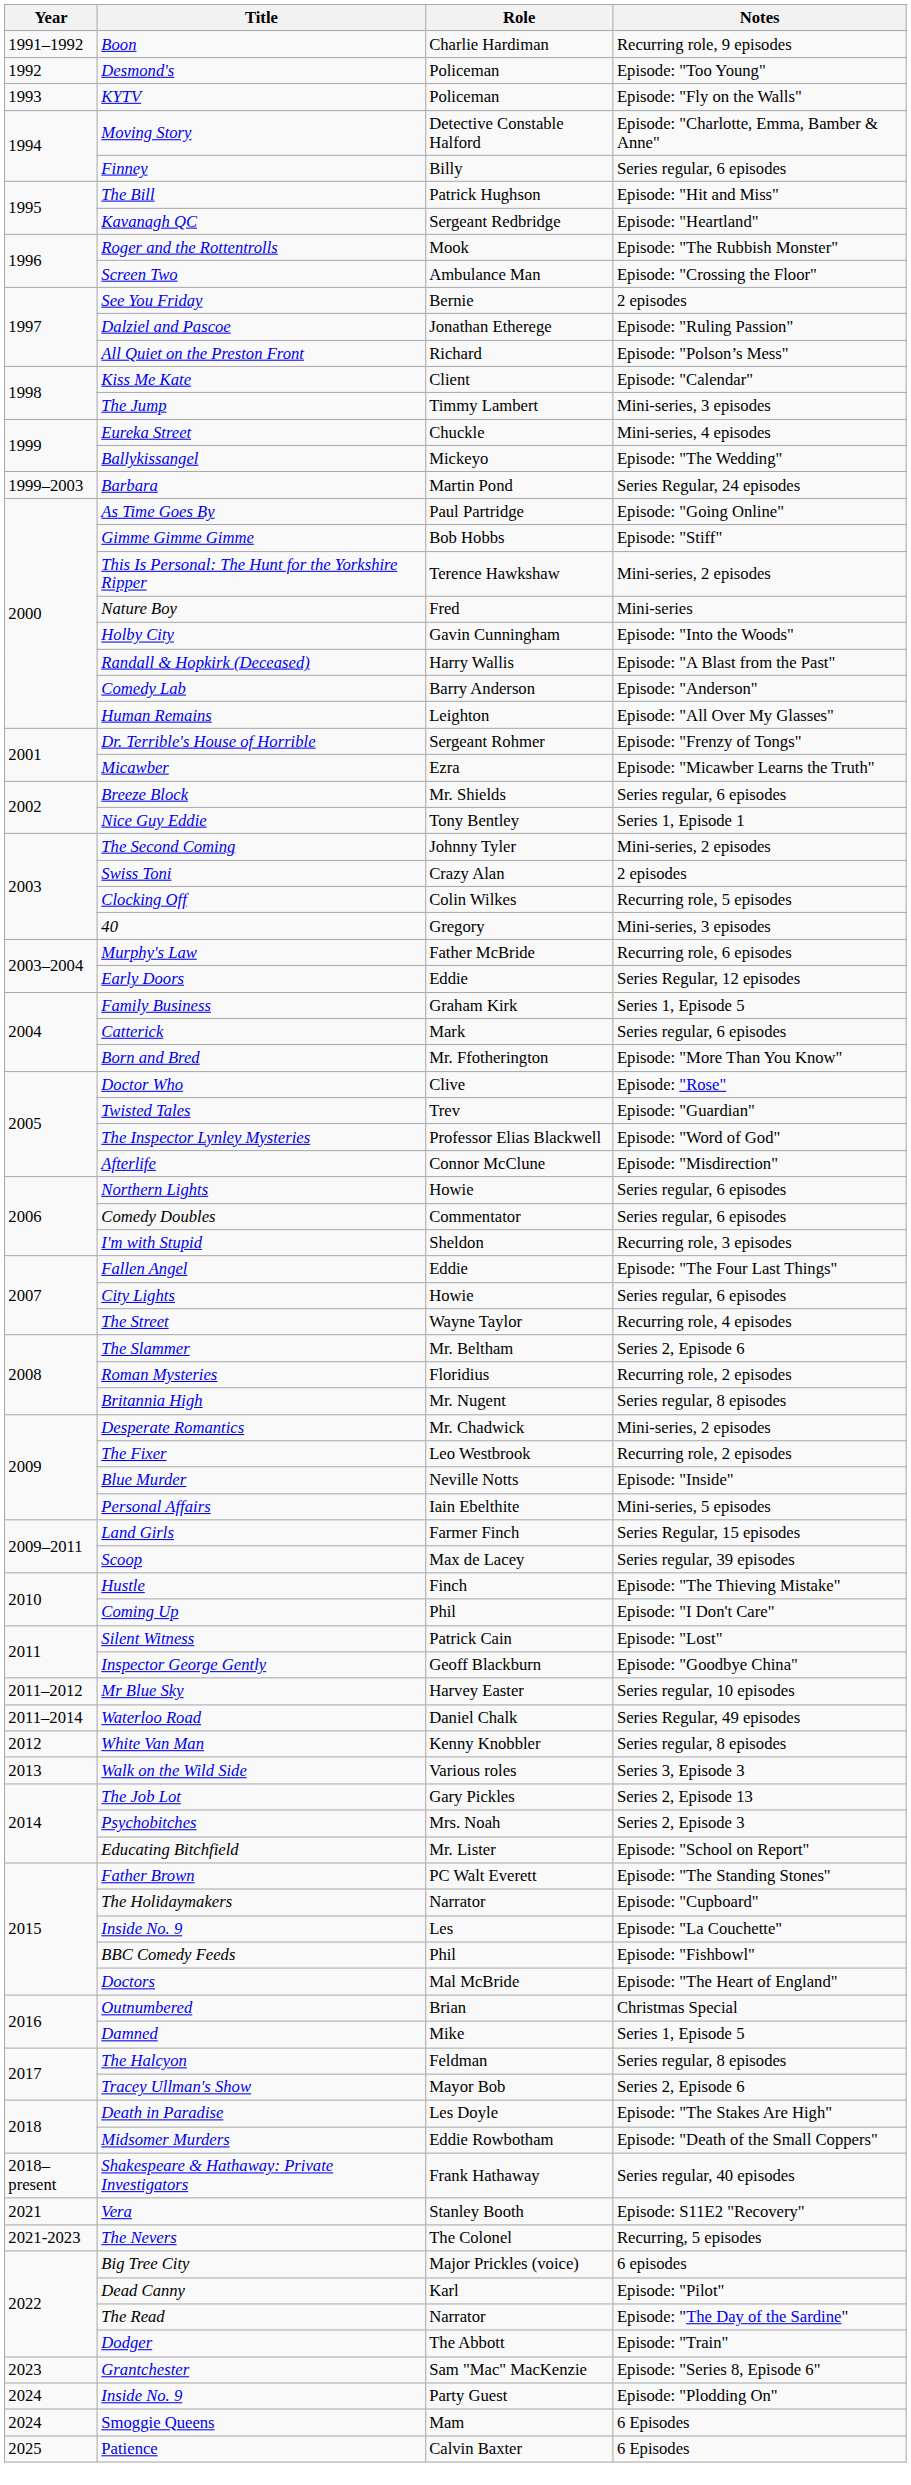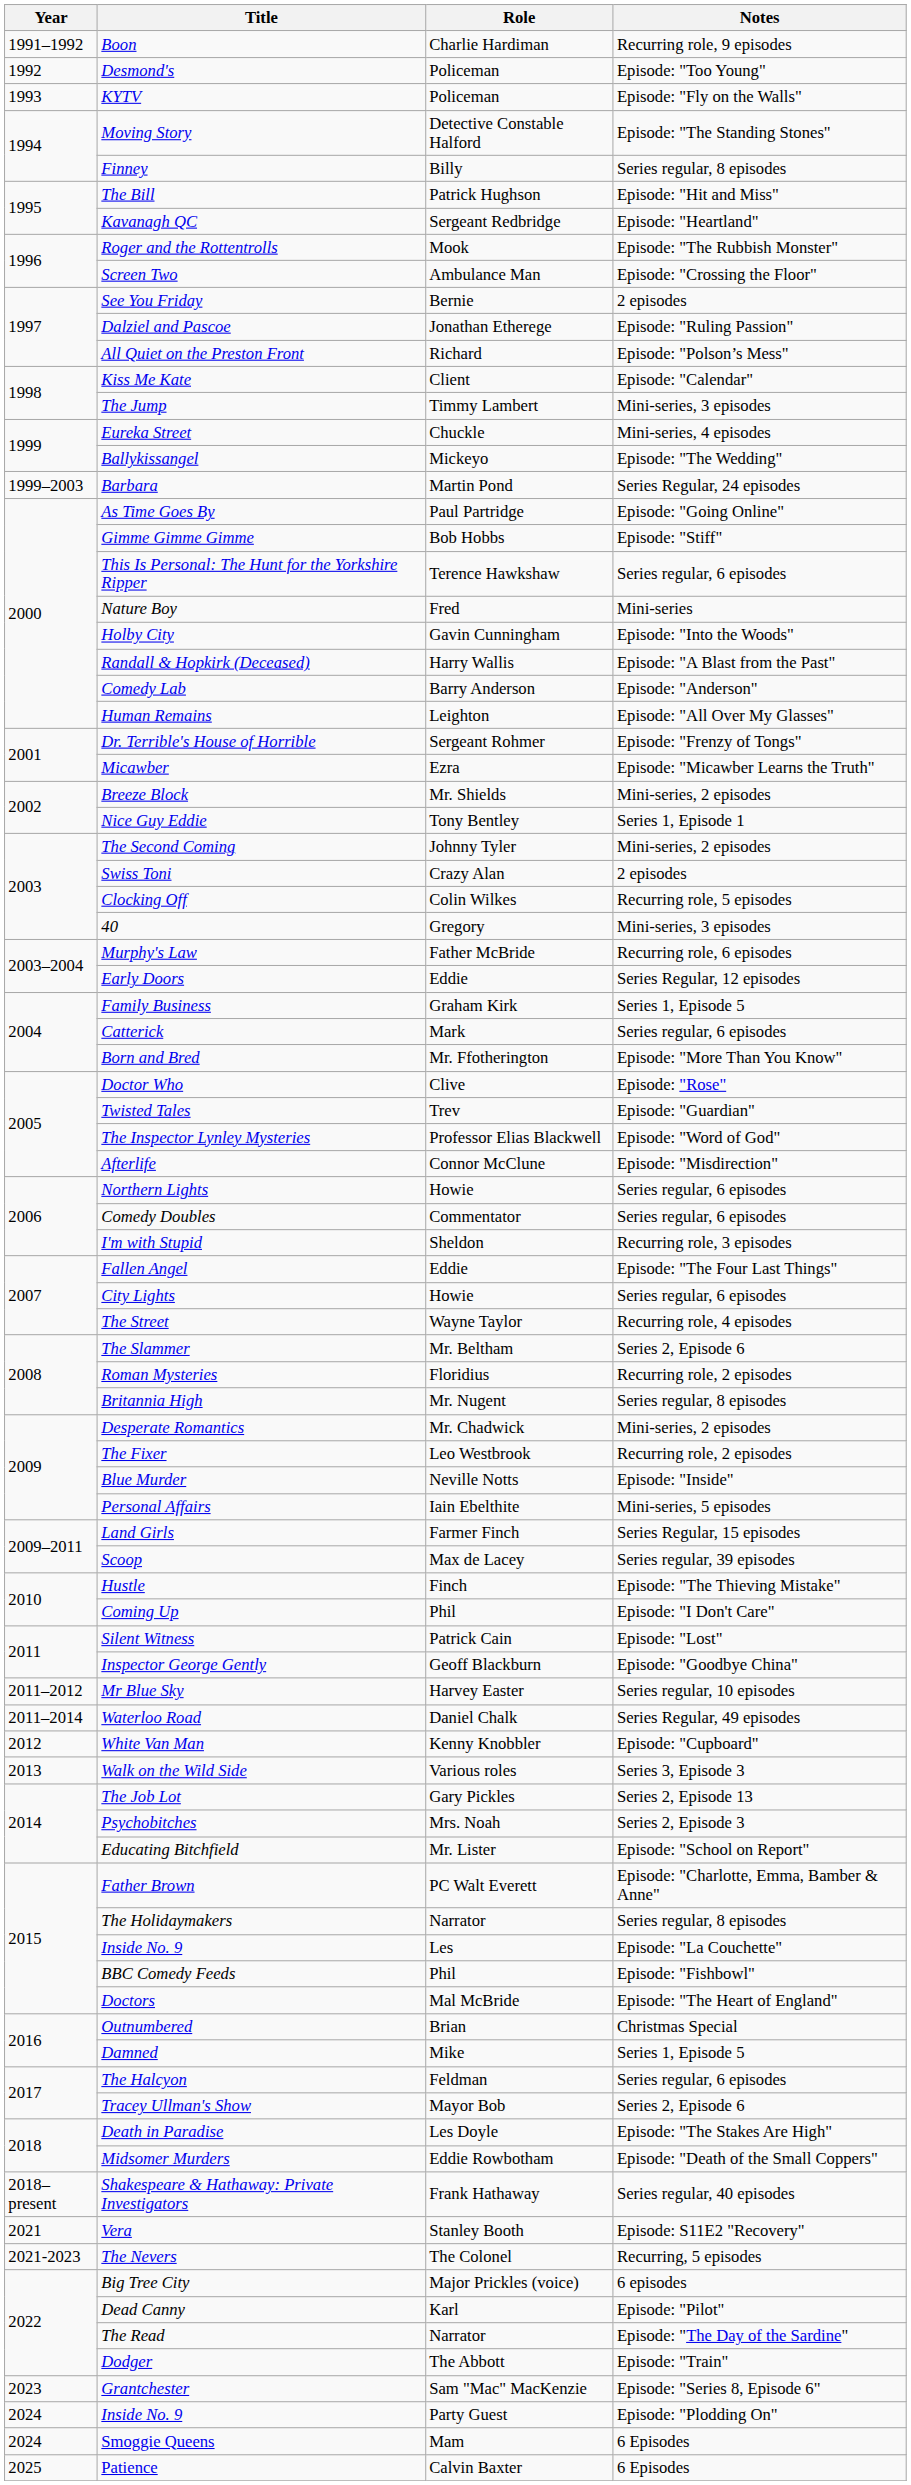(747, 132) Episode: "Charlotte, Emma, Bamber & Anne" -> (724, 132) Episode: "The Standing Stones"
(702, 168) Series regular, 6 episodes -> (702, 168) Series regular, 8 episodes
(694, 573) Mini-series, 2 episodes -> (702, 573) Series regular, 6 episodes
(702, 794) Series regular, 6 episodes -> (694, 794) Mini-series, 2 episodes
(702, 1744) Series regular, 8 episodes -> (688, 1744) Episode: "Cupboard"
(724, 1876) Episode: "The Standing Stones" -> (747, 1885) Episode: "Charlotte, Emma, Bamber & Anne"
(688, 1902) Episode: "Cupboard" -> (702, 1921) Series regular, 8 episodes
(702, 2060) Series regular, 8 episodes -> (702, 2079) Series regular, 6 episodes
